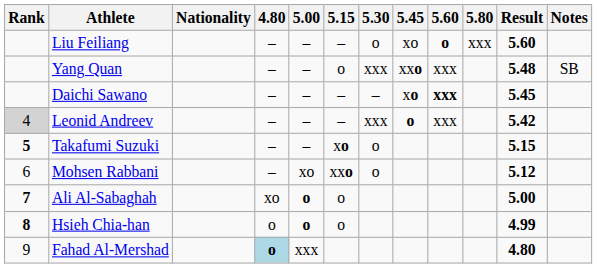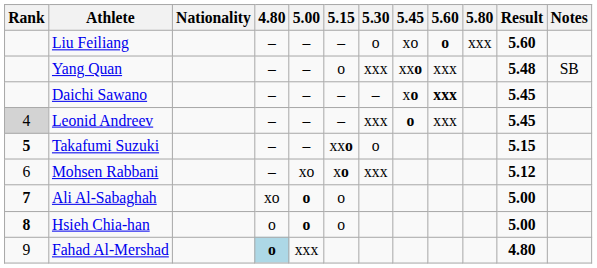(522, 120) 5.42 -> (522, 120) 5.45
(341, 146) xo -> (341, 146) xxo
(341, 172) xxo -> (341, 172) xo
(376, 172) o -> (376, 172) xxx
(522, 224) 4.99 -> (522, 224) 5.00
